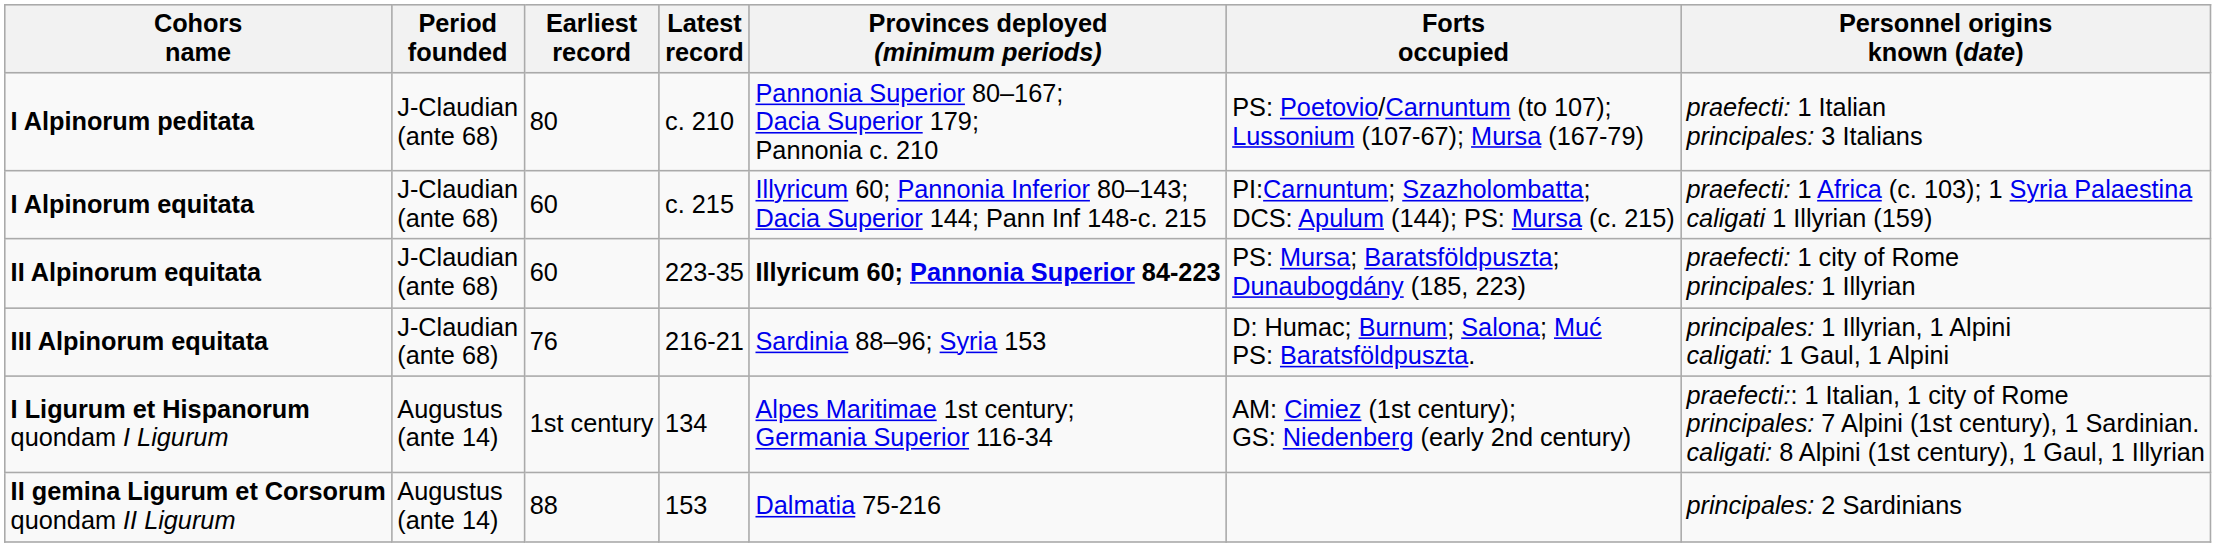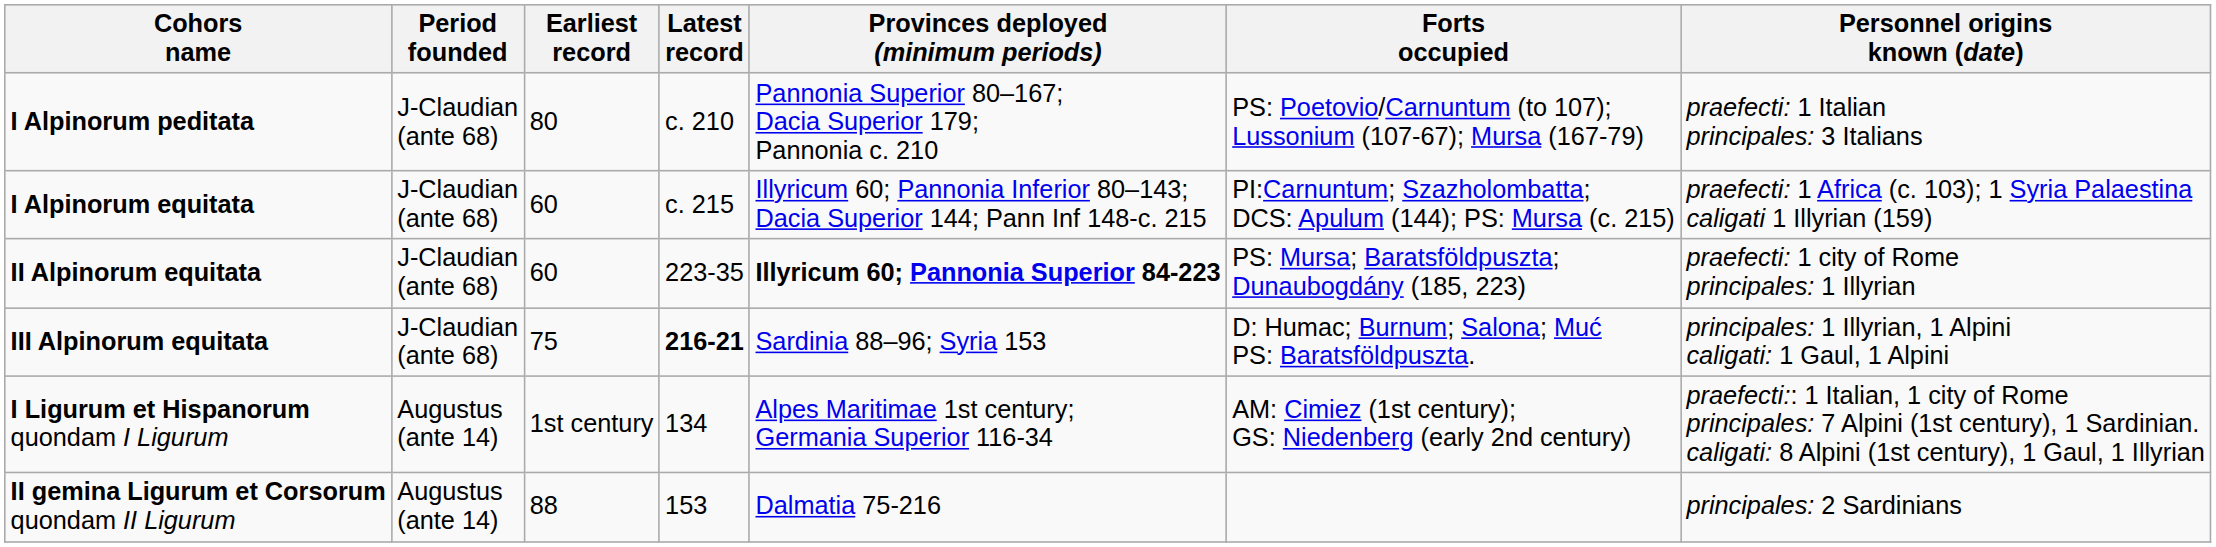(544, 341) 76 -> (544, 341) 75
(704, 341) normal -> (704, 341) bold
